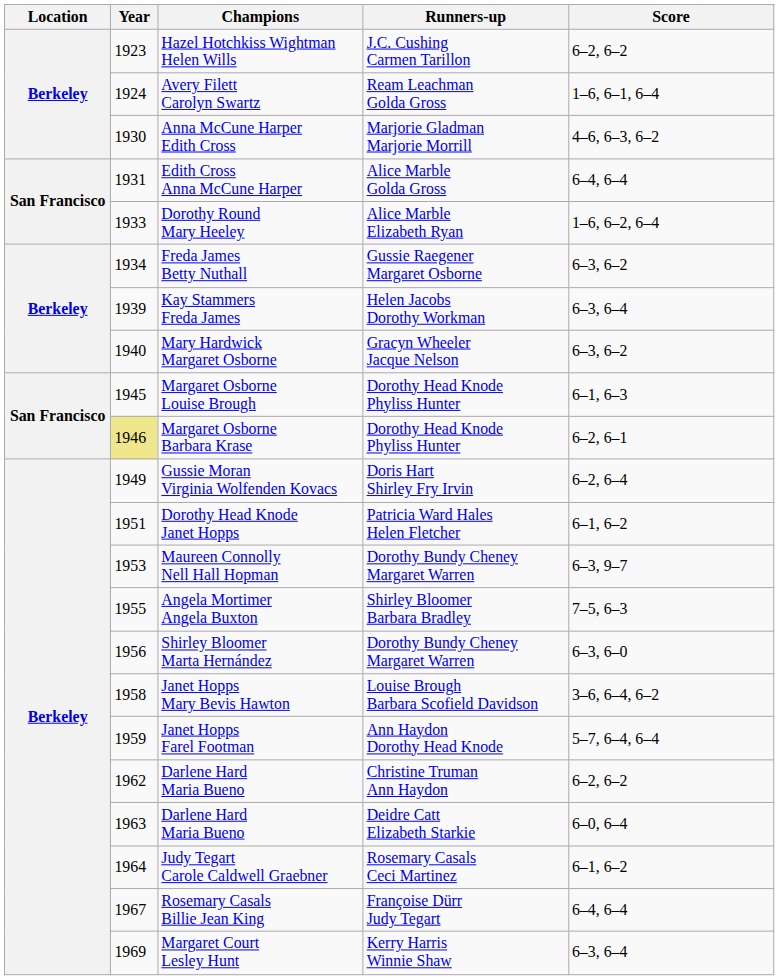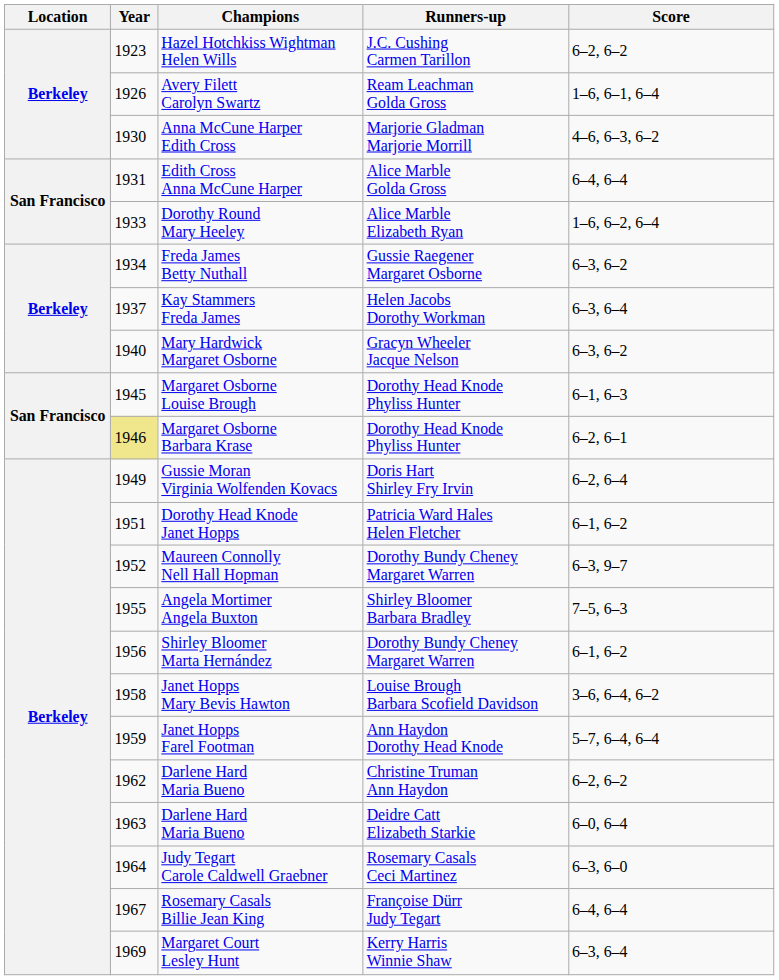(130, 94) 1924 -> (130, 94) 1926
(130, 308) 1939 -> (130, 308) 1937
(130, 566) 1953 -> (130, 566) 1952
(600, 652) 6–3, 6–0 -> (600, 652) 6–1, 6–2
(600, 866) 6–1, 6–2 -> (600, 866) 6–3, 6–0
